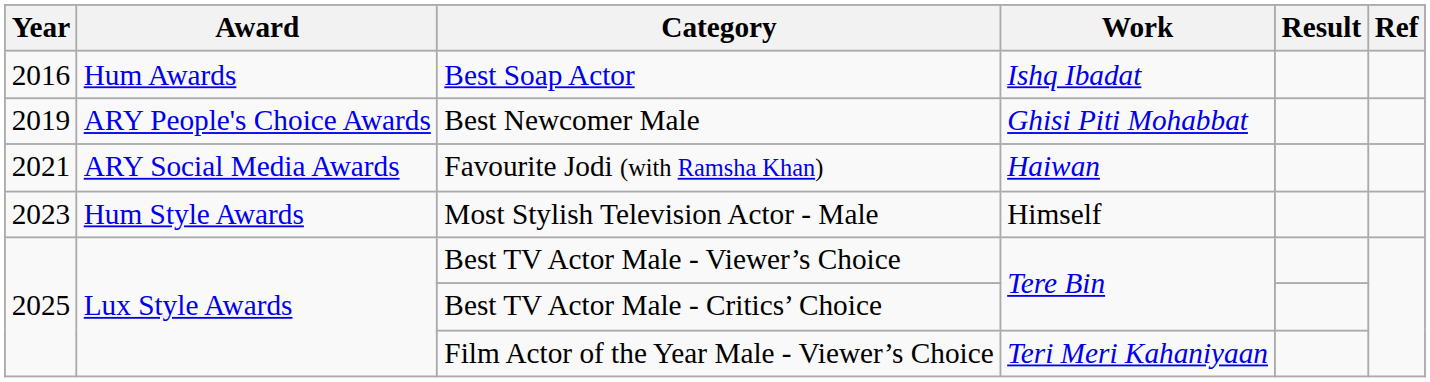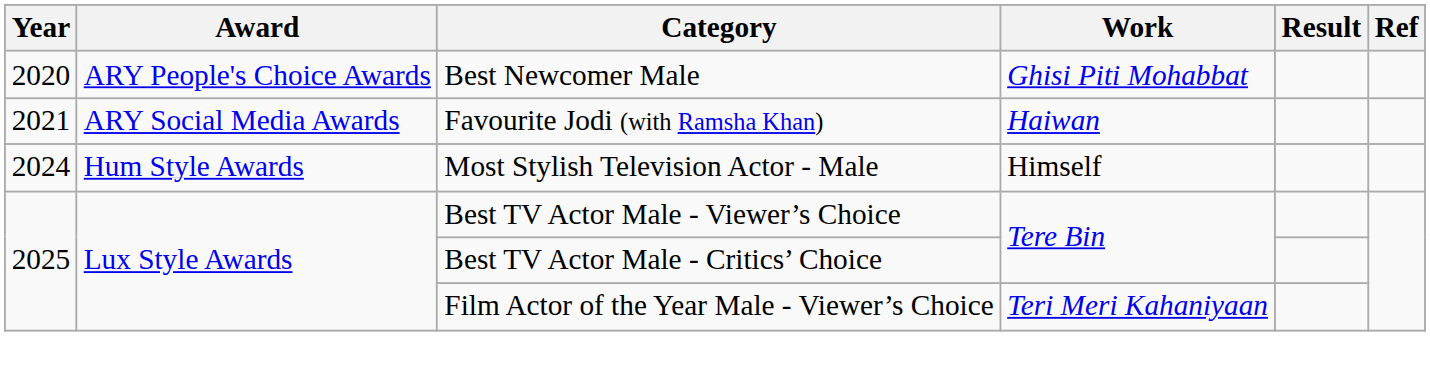- row: (540, 74)
(41, 120) 2019 -> (41, 74) 2020
(41, 213) 2023 -> (41, 167) 2024
